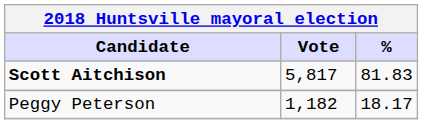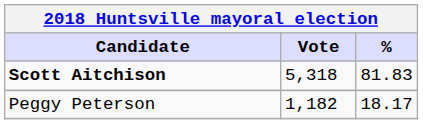(311, 76) 5,817 -> (311, 76) 5,318
